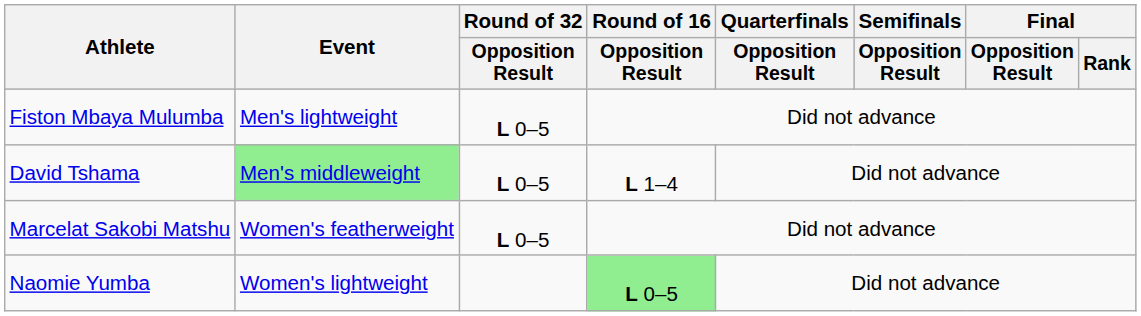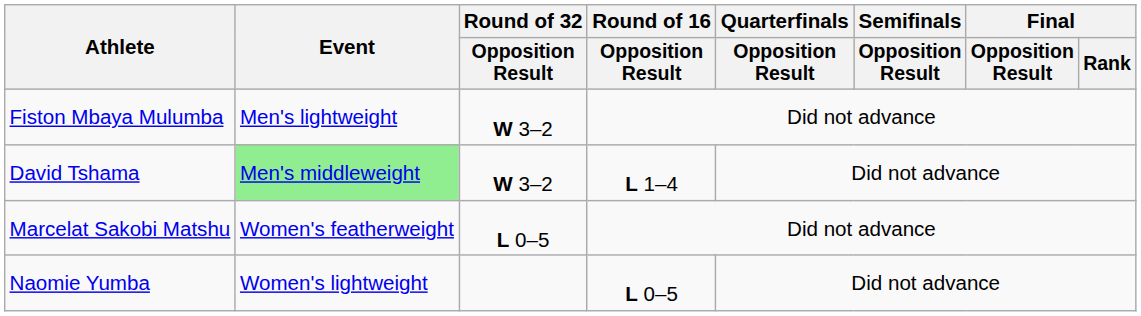(523, 129) L 0–5 -> (523, 129) W 3–2
(523, 184) L 0–5 -> (523, 184) W 3–2
(652, 295) lightgreen background -> (652, 295) no background
